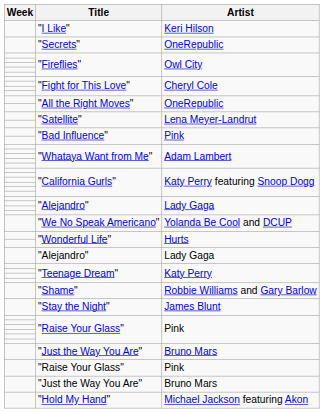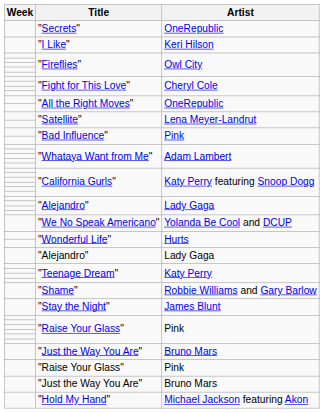rows swapped: (59, 45) <-> (54, 28)
